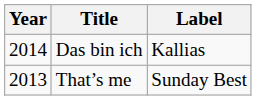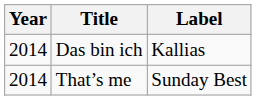(28, 79) 2013 -> (28, 79) 2014
